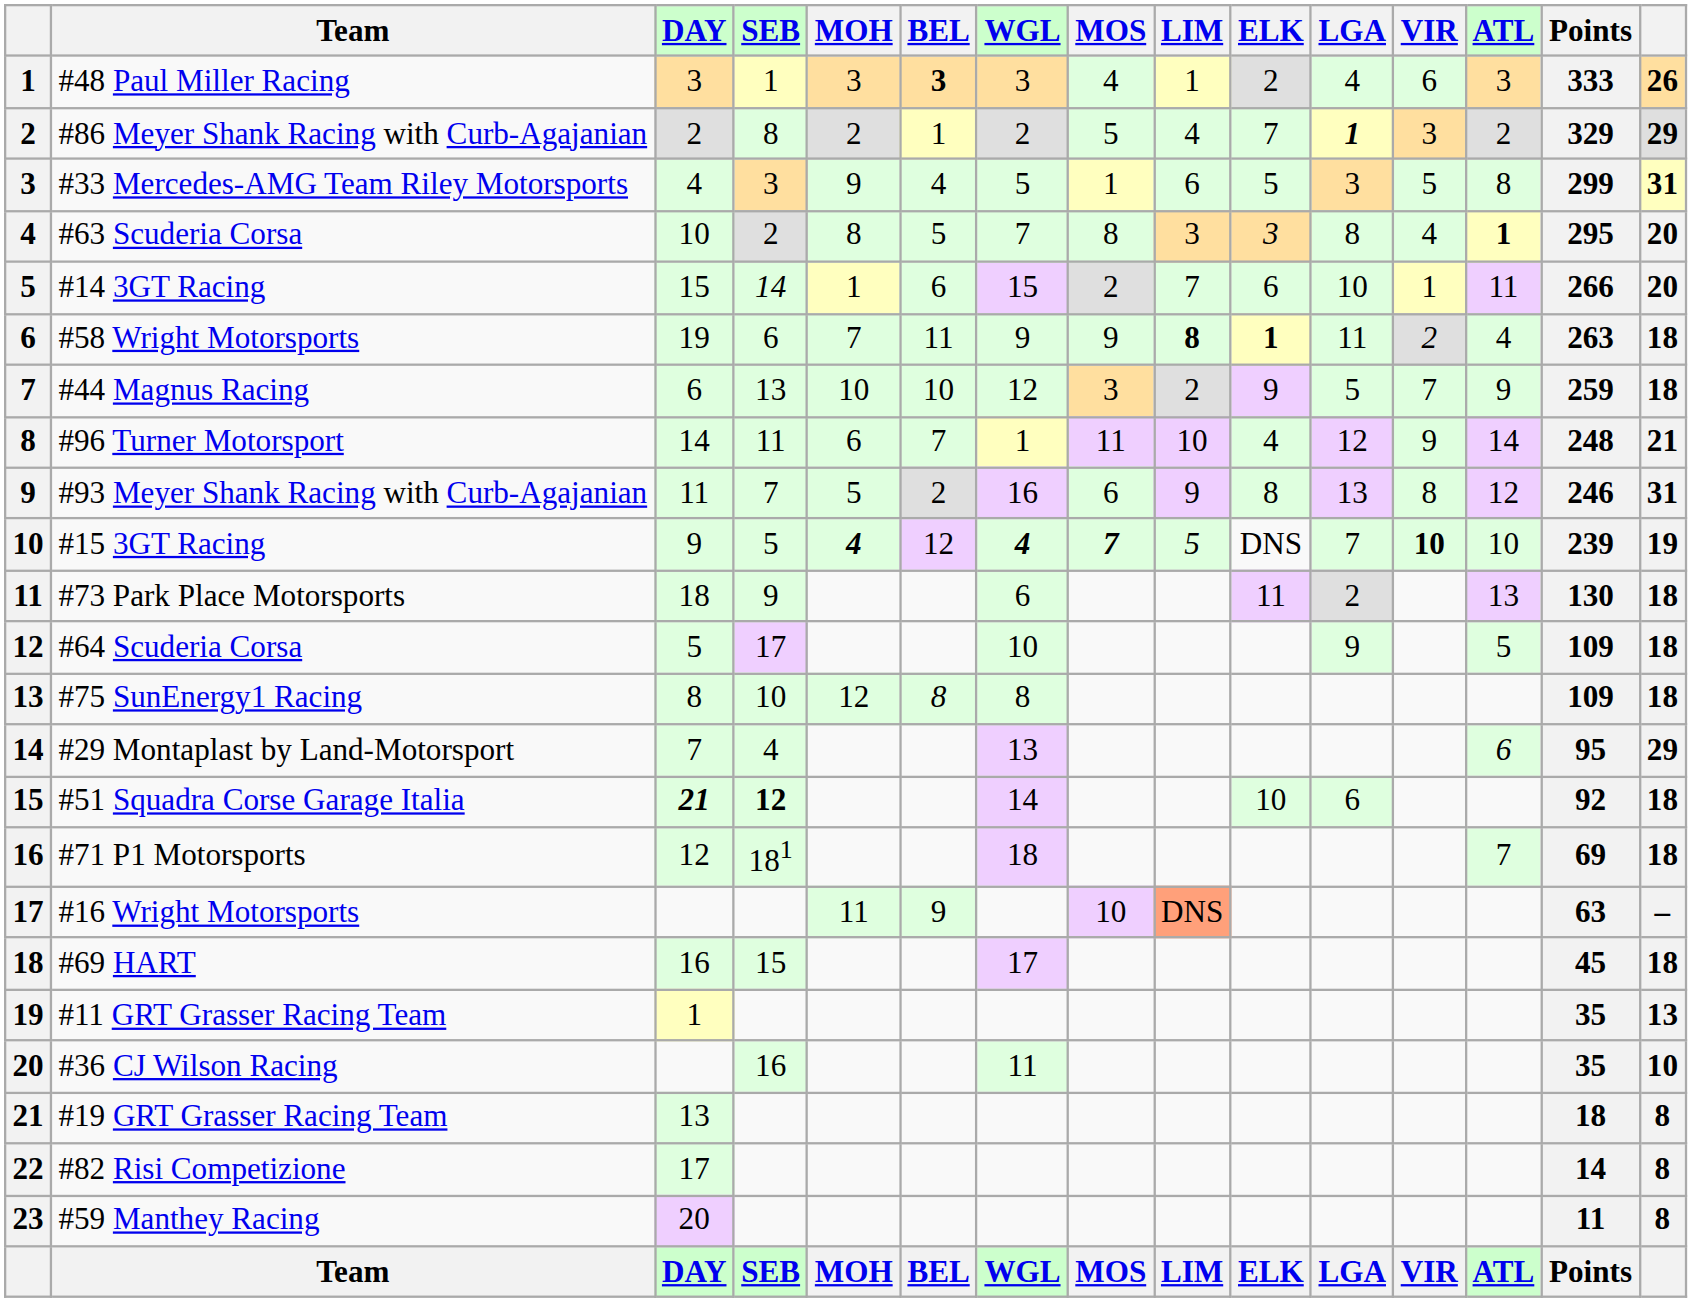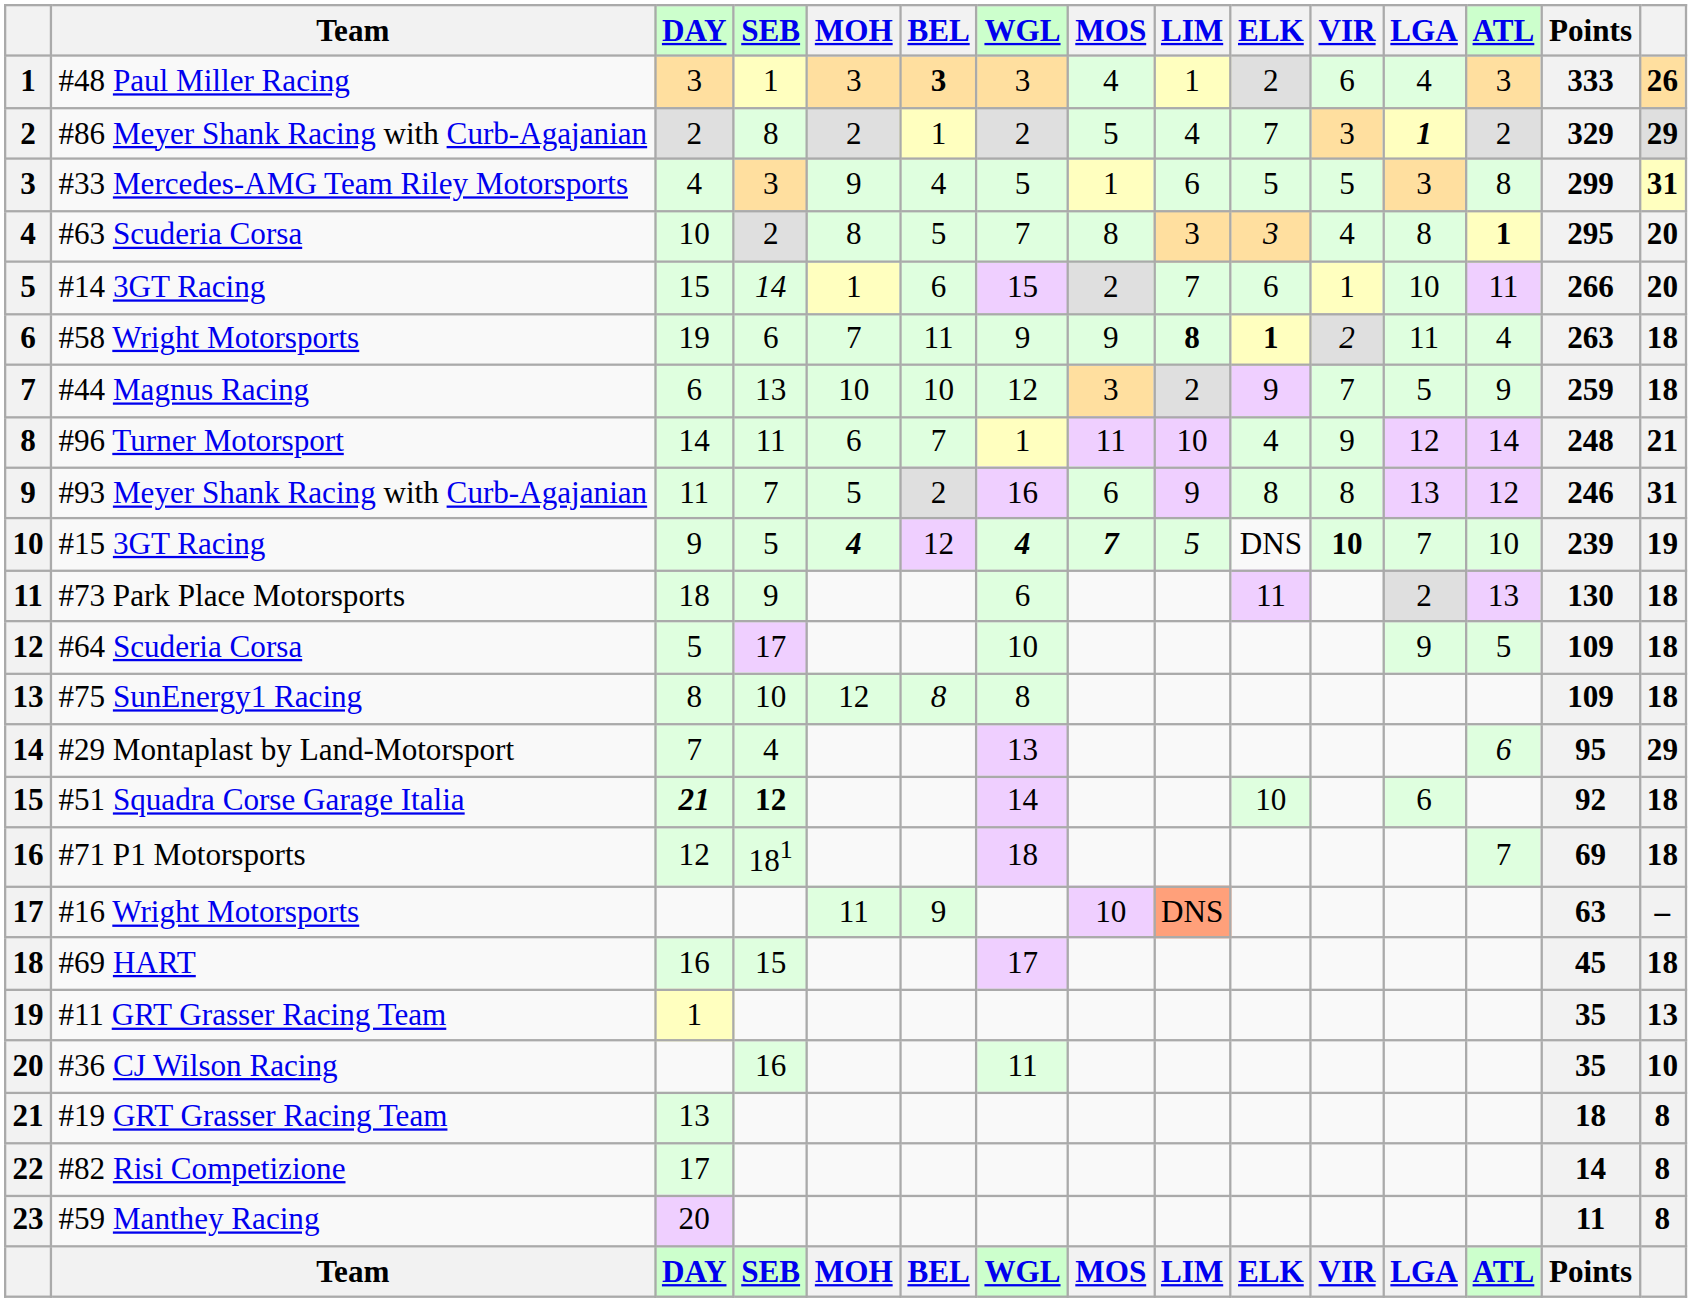columns swapped: (1429, 29) <-> (1352, 29)
